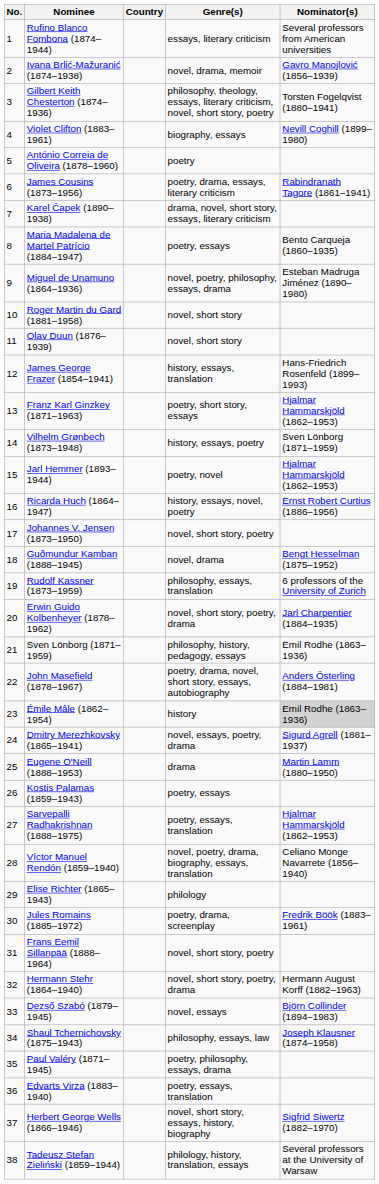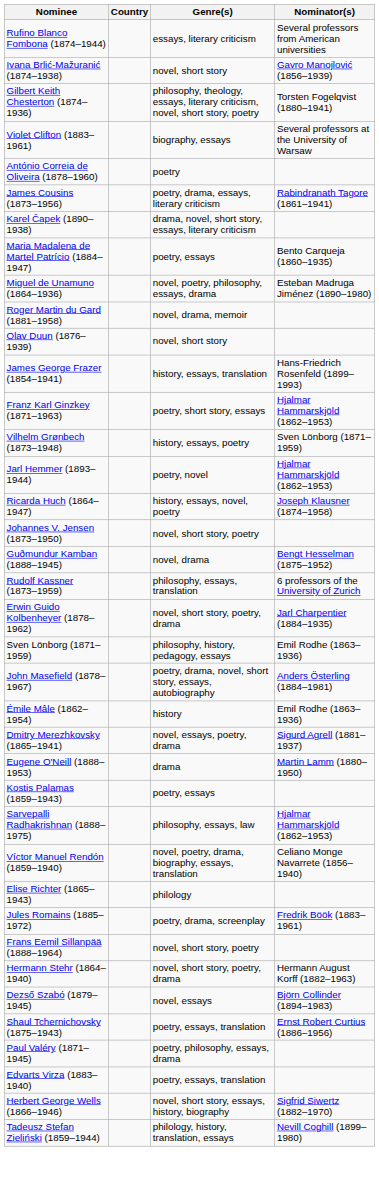- column: (14, 12)
(215, 70) novel, drama, memoir -> (190, 70) novel, short story
(327, 134) Nevill Coghill (1899–1980) -> (323, 140) Several professors at the University of Warsaw
(205, 315) novel, short story -> (200, 315) novel, drama, memoir
(327, 506) Ernst Robert Curtius (1886–1956) -> (313, 506) Joseph Klausner (1874–1958)
(324, 714) lightgrey background -> (319, 714) no background
(200, 825) poetry, essays, translation -> (204, 825) philosophy, essays, law
(218, 1038) philosophy, essays, law -> (209, 1027) poetry, essays, translation
(319, 1038) Joseph Klausner (1874–1958) -> (321, 1027) Ernst Robert Curtius (1886–1956)
(323, 1160) Several professors at the University of Warsaw -> (322, 1132) Nevill Coghill (1899–1980)
